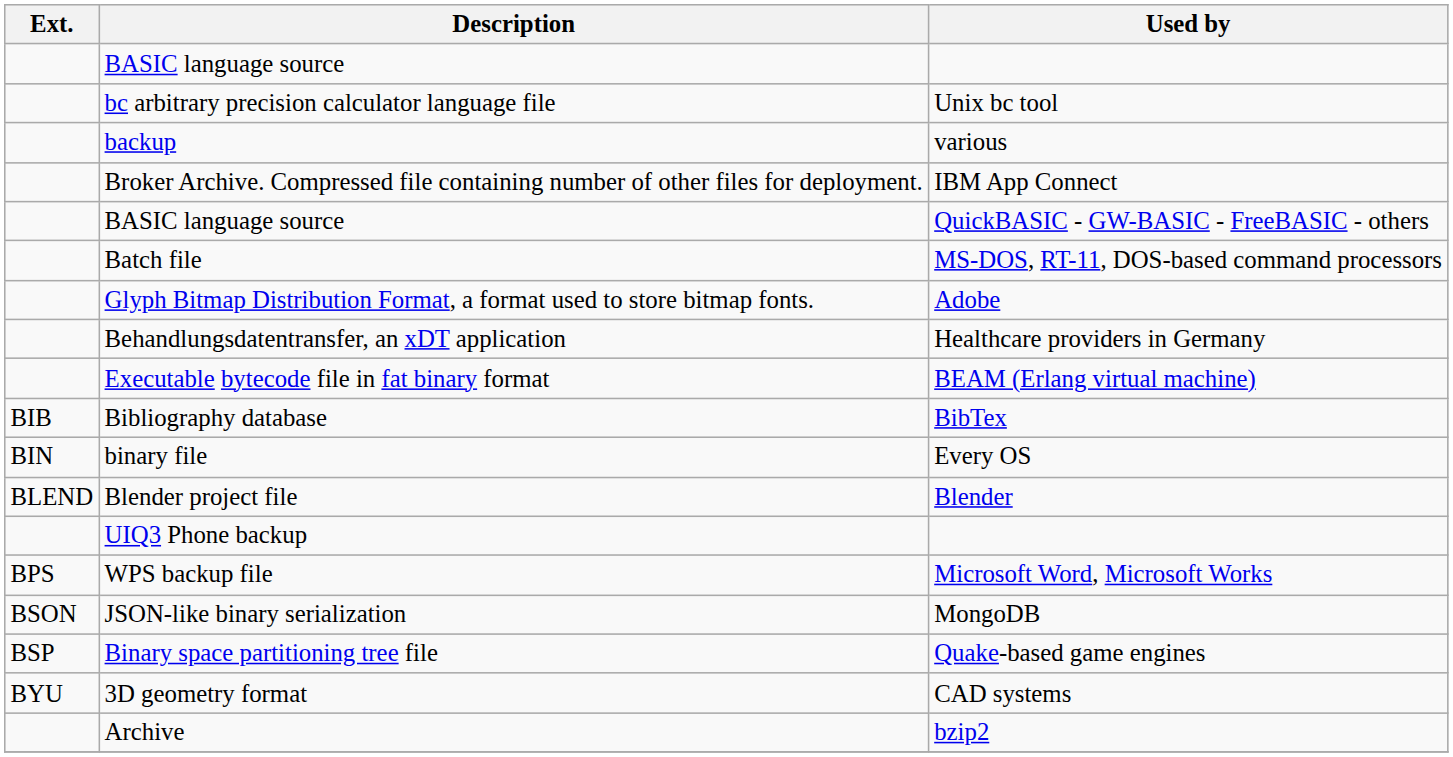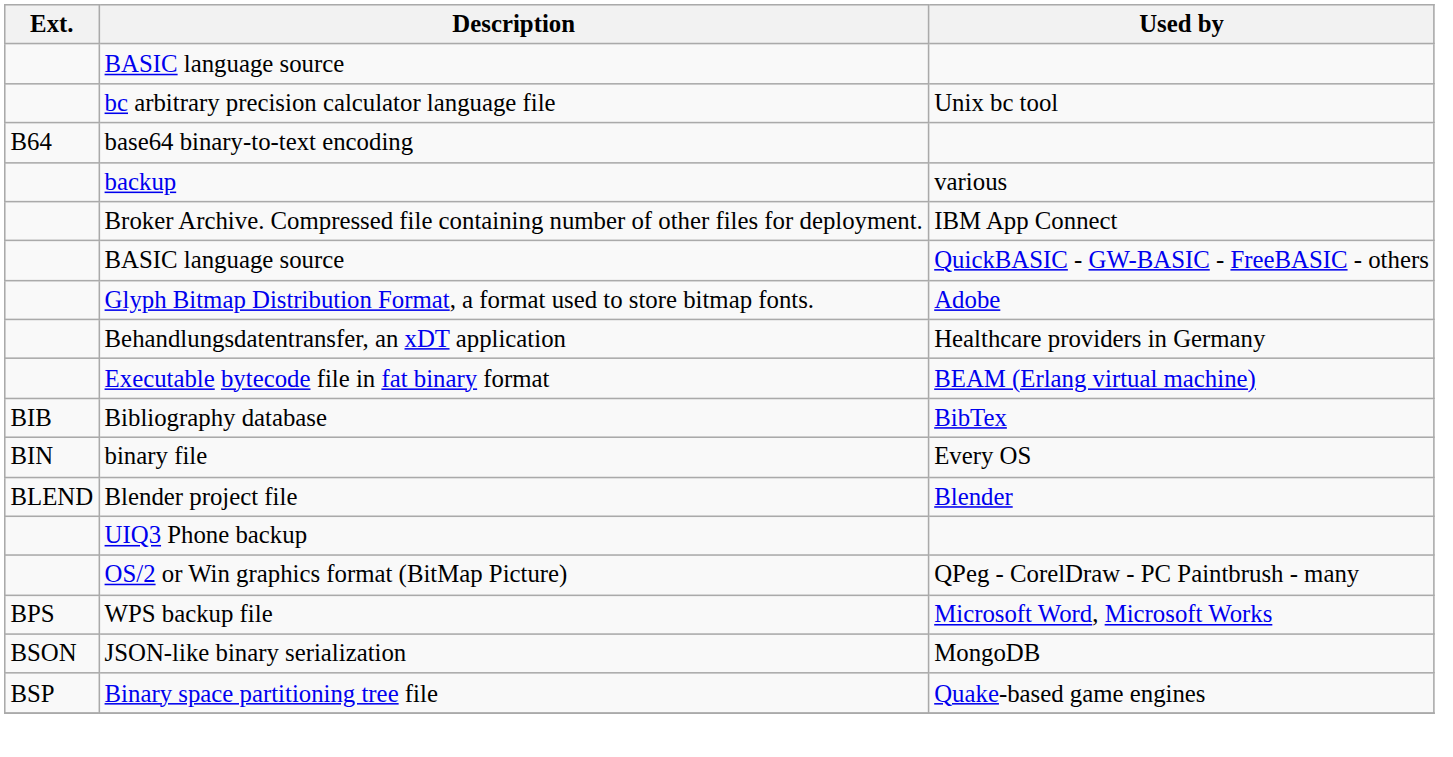+ row: (259, 142)
- row: (153, 260)
+ row: (336, 574)
- row: (206, 692)
- row: (145, 732)
